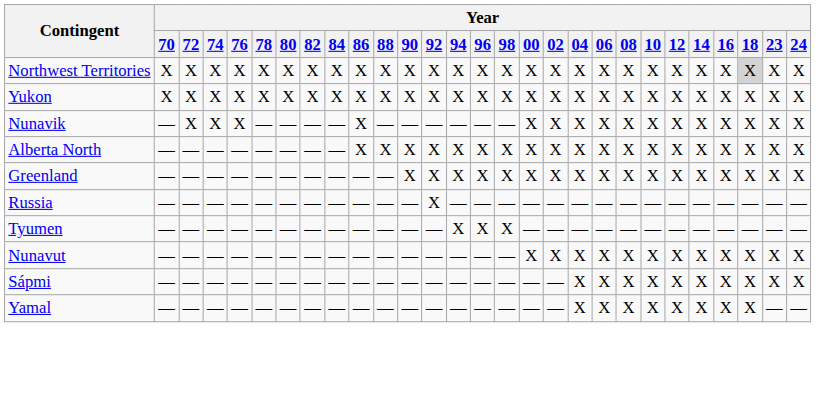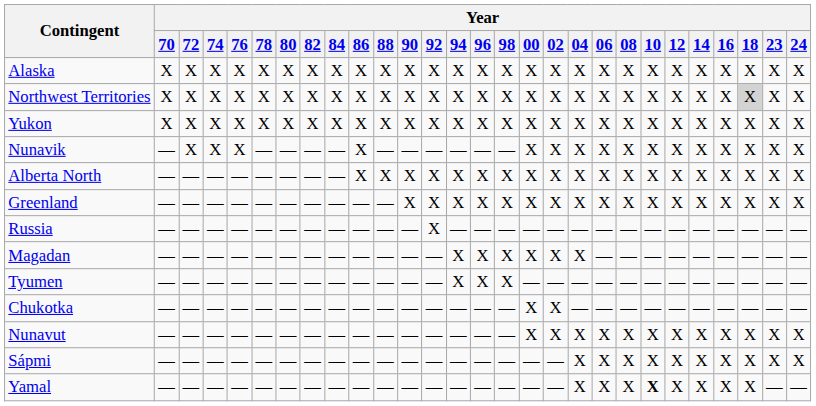+ row: (31, 70)
+ row: (39, 255)
+ row: (41, 307)
(653, 307) normal -> (653, 387) bold
